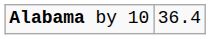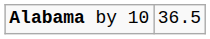(179, 19) 36.4 -> (179, 19) 36.5
